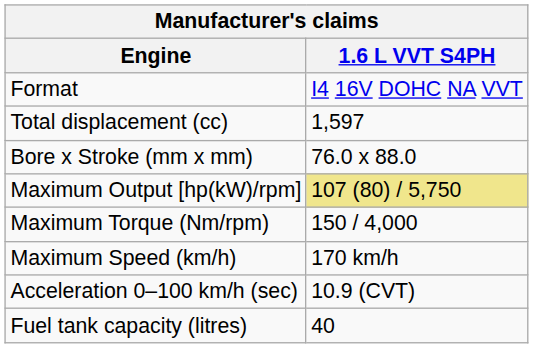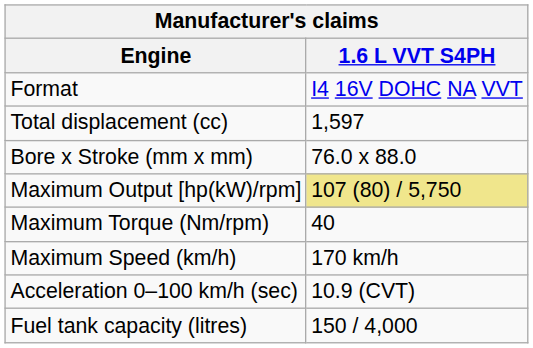(364, 224) 150 / 4,000 -> (323, 224) 40
(323, 325) 40 -> (364, 325) 150 / 4,000
